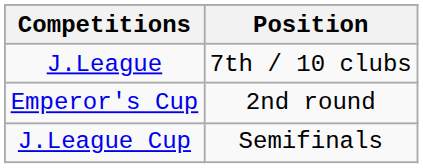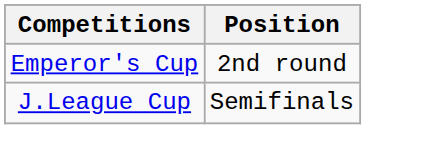- row: (104, 64)
